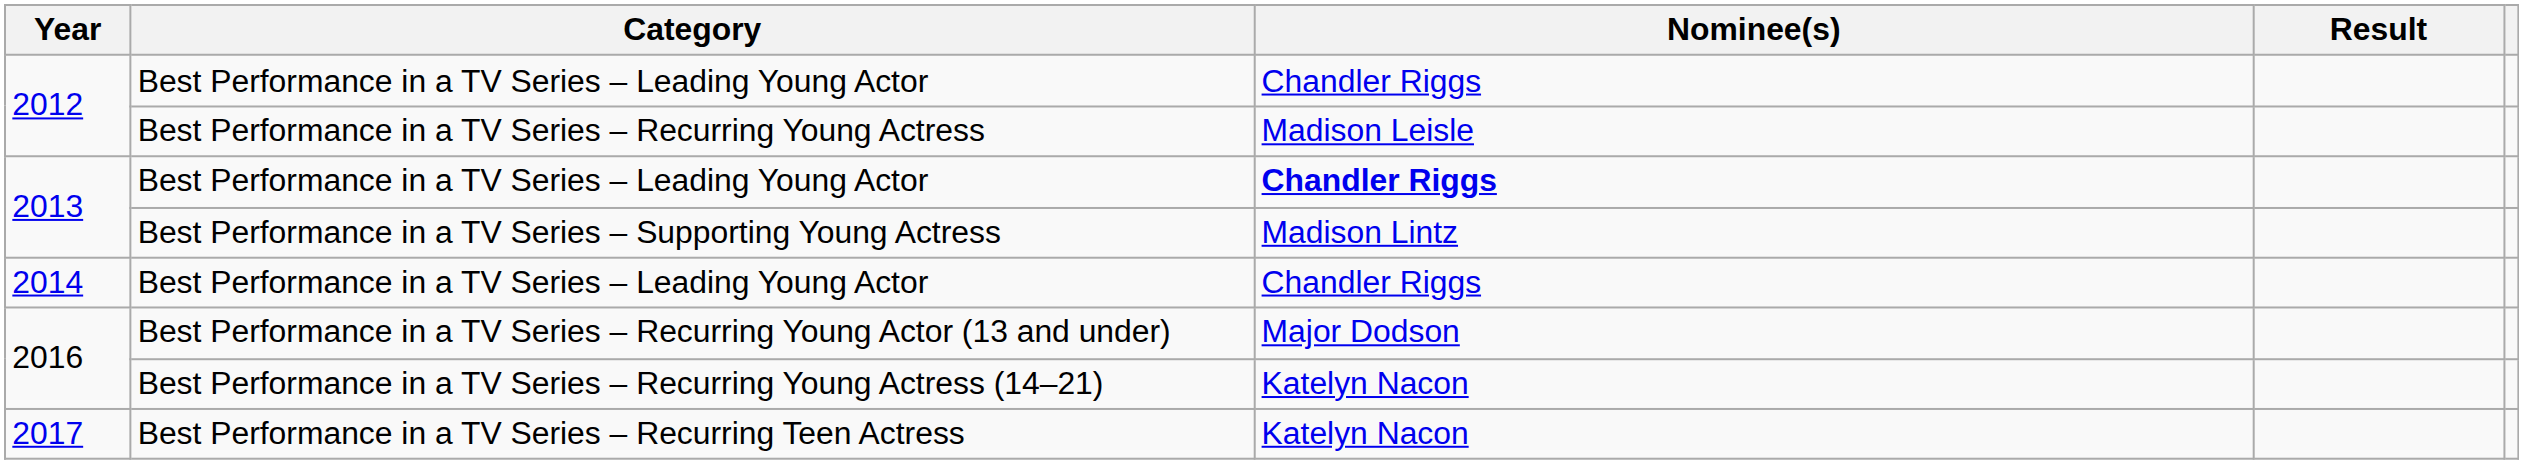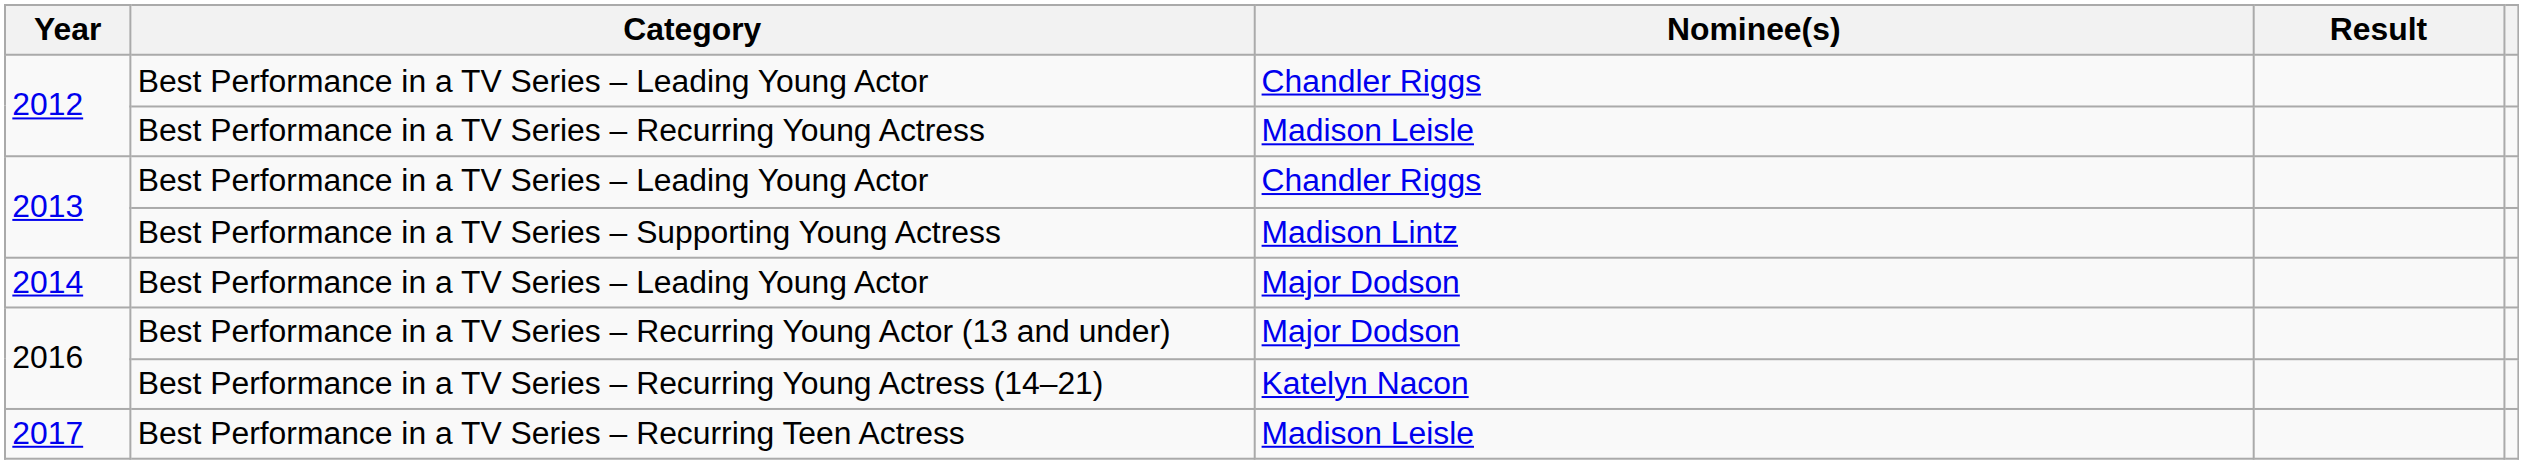(1379, 181) bold -> (1371, 181) normal
(1371, 282) Chandler Riggs -> (1361, 282) Major Dodson
(1365, 433) Katelyn Nacon -> (1368, 433) Madison Leisle
